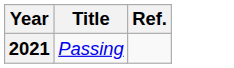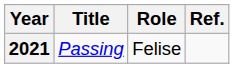+ column: (157, 19)
